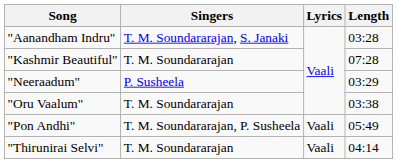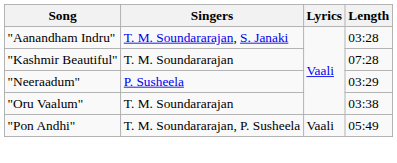- row: (56, 148)
